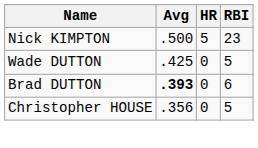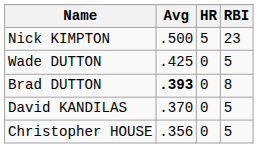(228, 85) 6 -> (228, 85) 8
+ row: (67, 108)
